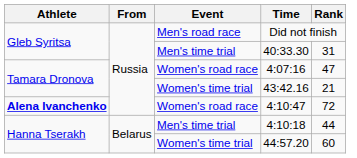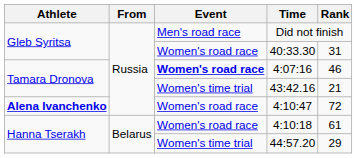(196, 51) Men's time trial -> (207, 51) Women's road race
(207, 69) normal -> (211, 69) bold
(329, 69) 47 -> (335, 69) 46
(196, 125) Men's time trial -> (207, 125) Women's road race
(329, 125) 44 -> (335, 125) 61
(329, 144) 60 -> (335, 144) 29
